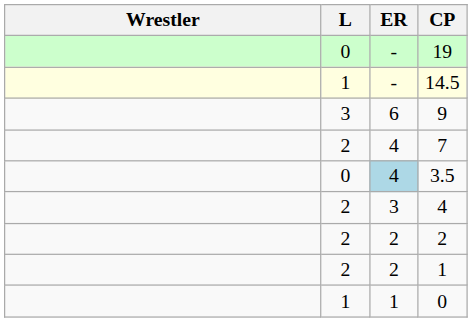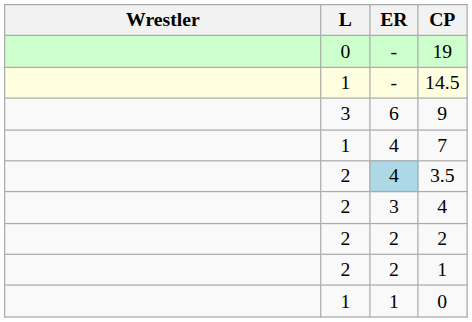(345, 144) 2 -> (345, 144) 1
(345, 176) 0 -> (345, 176) 2
